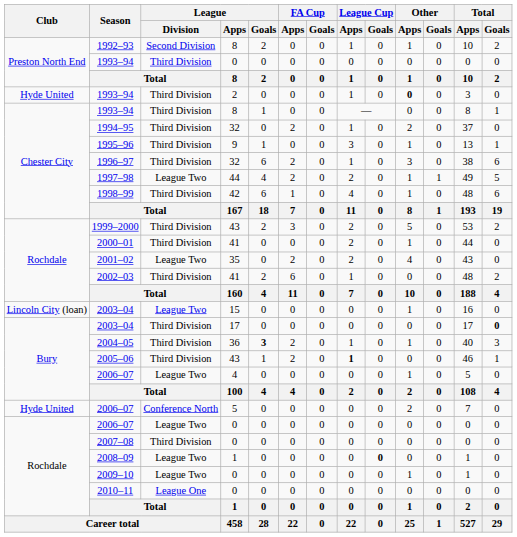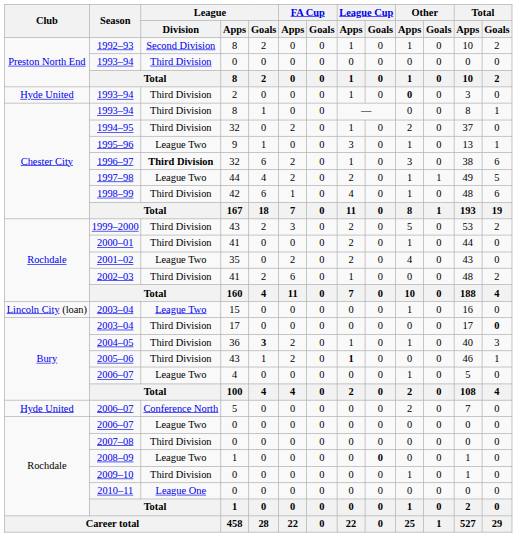(181, 144) Third Division -> (181, 144) League Two
(181, 161) normal -> (181, 161) bold
(181, 474) League Two -> (181, 474) Third Division
